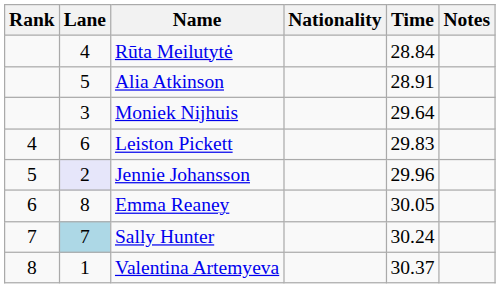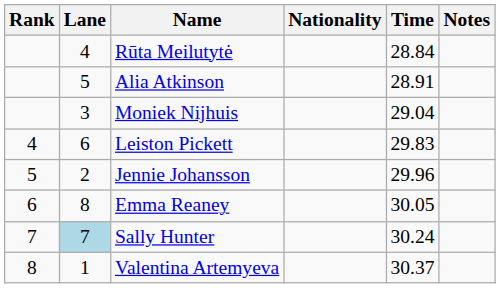(412, 112) 29.64 -> (412, 112) 29.04
(85, 174) lavender background -> (85, 174) no background
